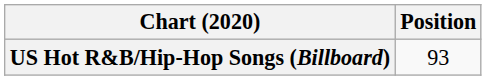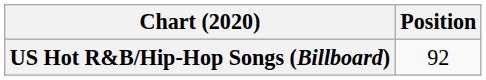(438, 57) 93 -> (438, 57) 92
